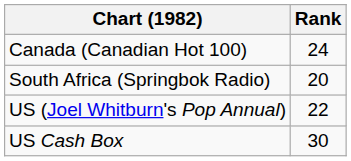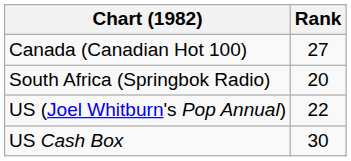(318, 49) 24 -> (318, 49) 27
